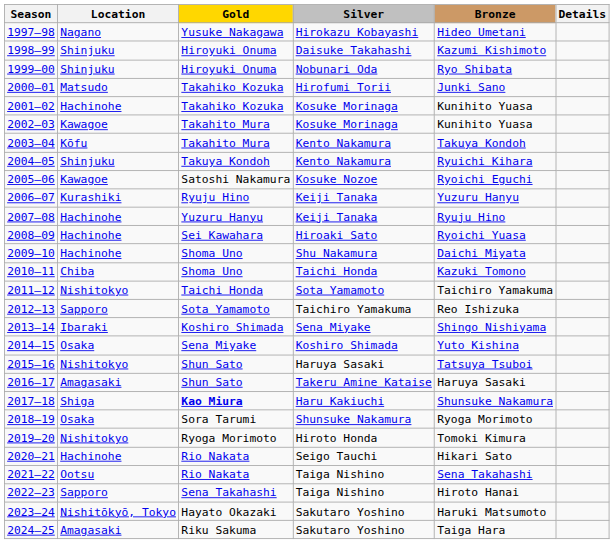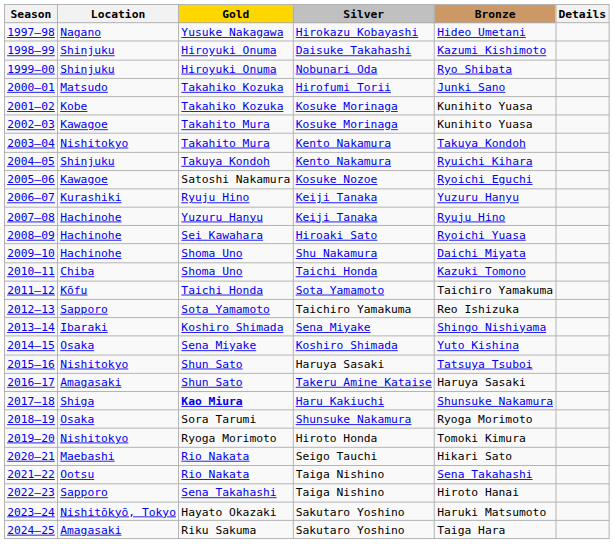(91, 106) Hachinohe -> (74, 106) Kobe
(74, 143) Kōfu -> (94, 143) Nishitokyo
(94, 290) Nishitokyo -> (74, 290) Kōfu
(91, 456) Hachinohe -> (87, 456) Maebashi
